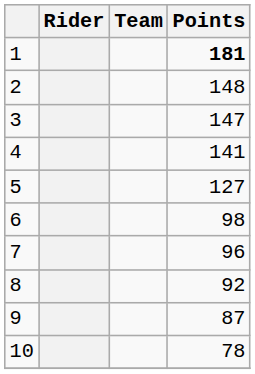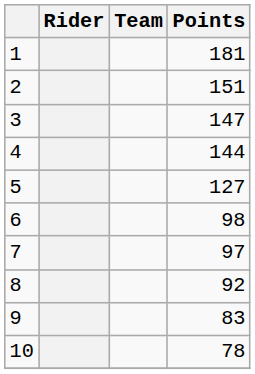(227, 54) bold -> (227, 54) normal
(227, 87) 148 -> (227, 87) 151
(227, 154) 141 -> (227, 154) 144
(233, 253) 96 -> (233, 253) 97
(233, 319) 87 -> (233, 319) 83
